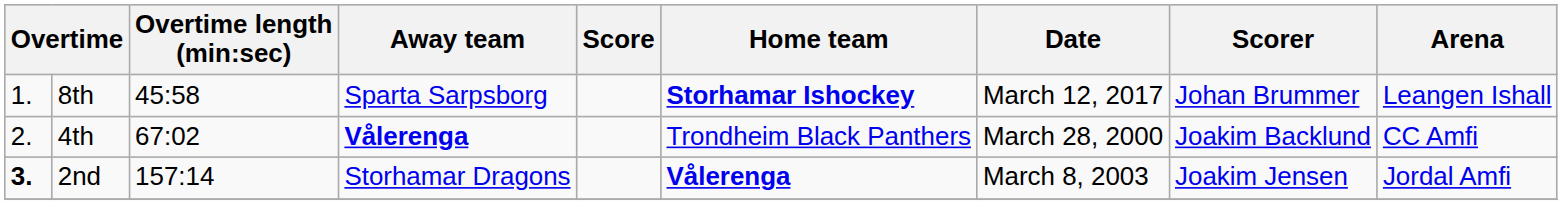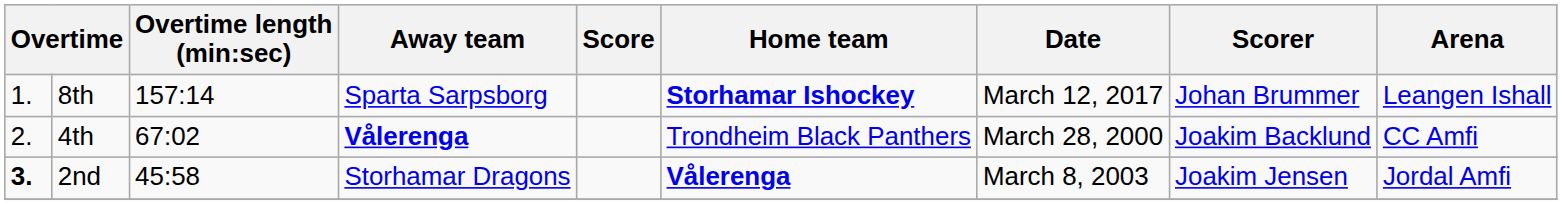(168, 95) 45:58 -> (175, 95) 157:14
(175, 177) 157:14 -> (168, 177) 45:58
